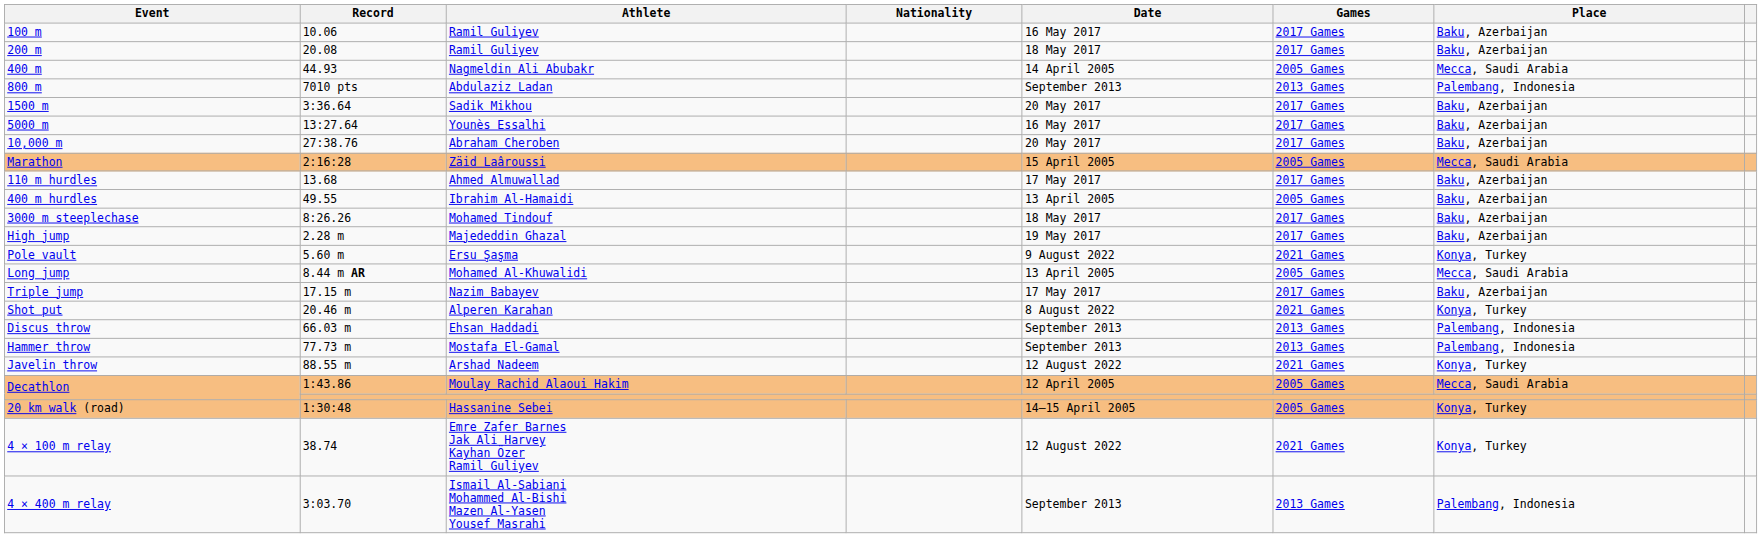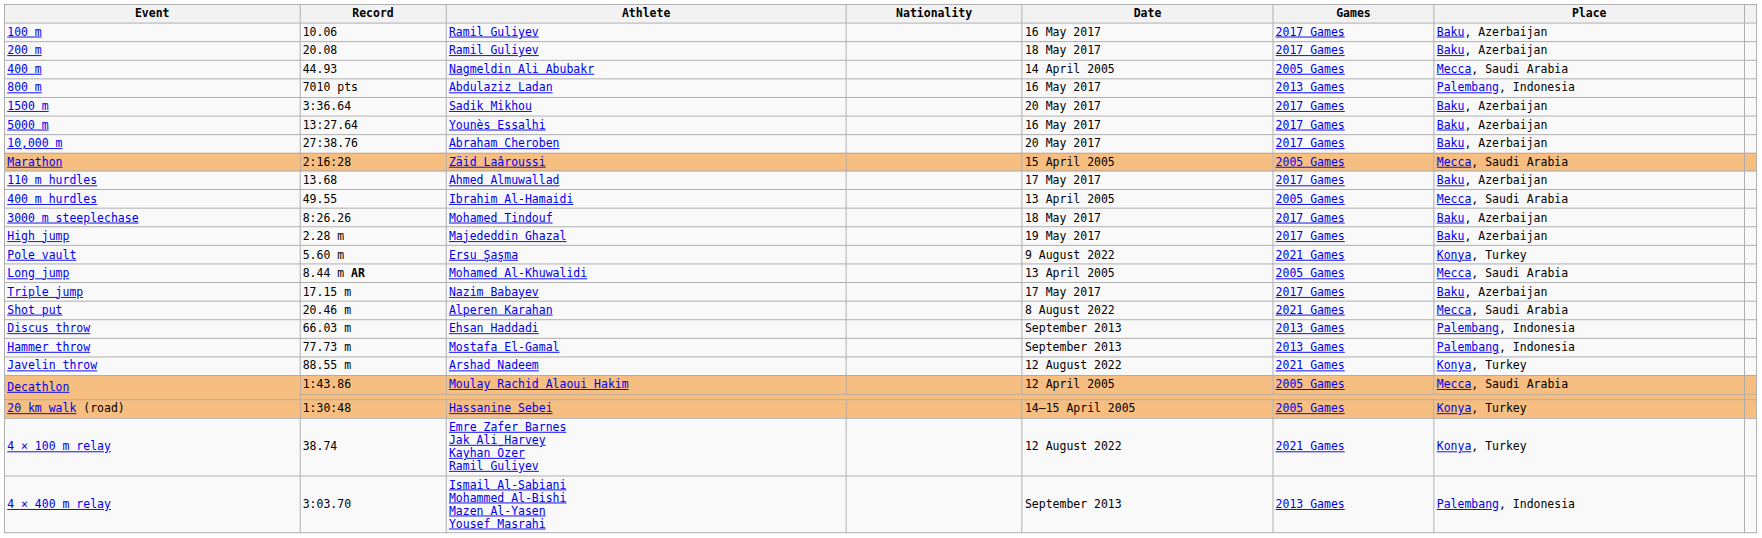(1073, 88) September 2013 -> (1063, 88) 16 May 2017
(1492, 199) Baku, Azerbaijan -> (1502, 199) Mecca, Saudi Arabia
(1482, 311) Konya, Turkey -> (1502, 311) Mecca, Saudi Arabia
